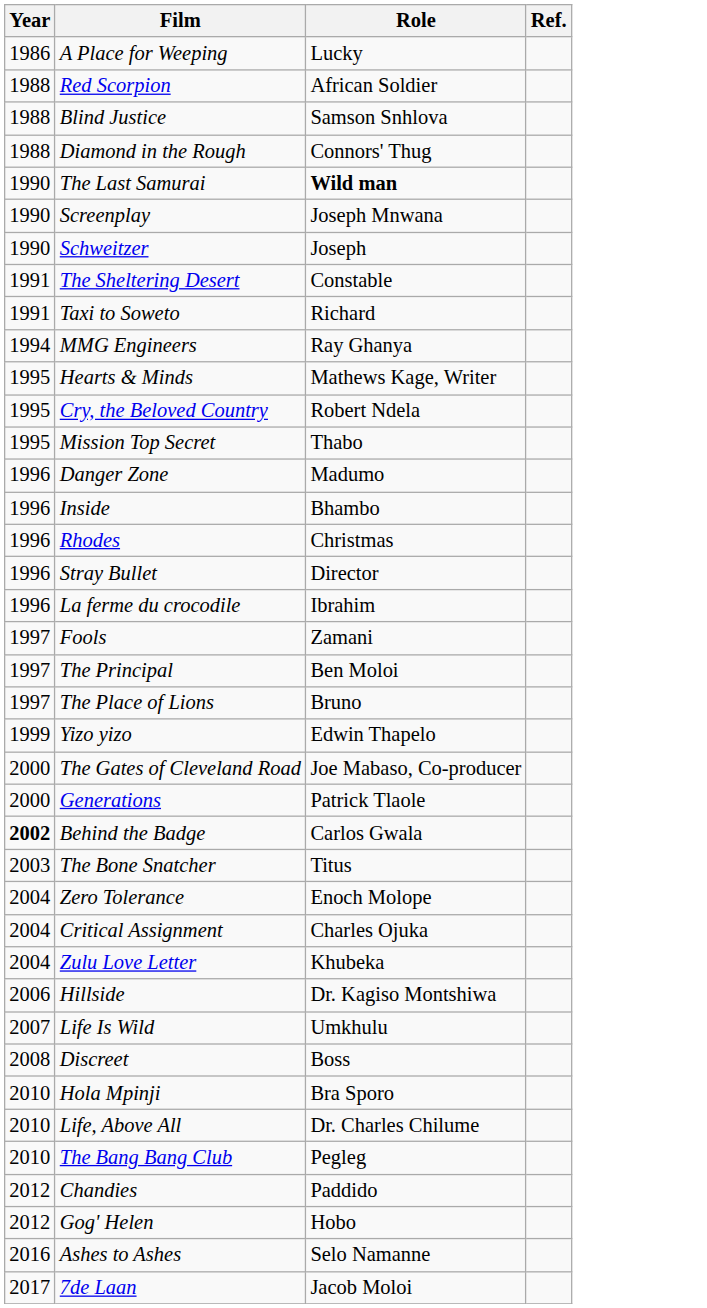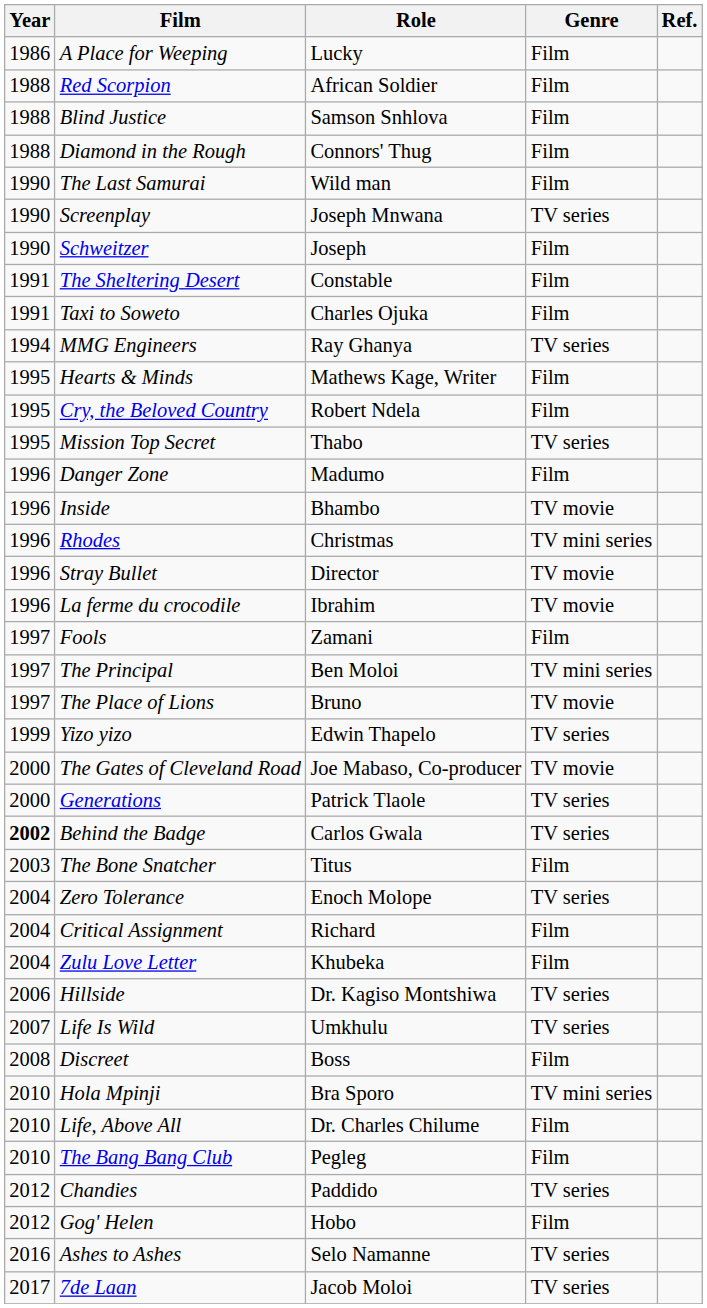+ column: (591, 20)
(354, 183) bold -> (351, 183) normal
(343, 313) Richard -> (369, 313) Charles Ojuka
(369, 930) Charles Ojuka -> (343, 930) Richard
